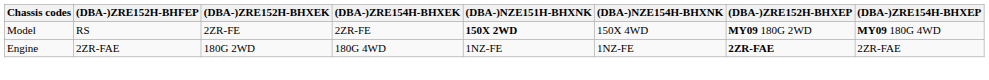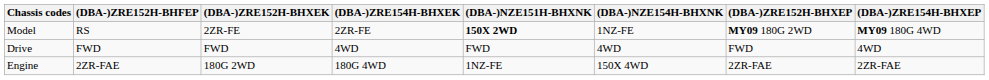(623, 30) 150X 4WD -> (615, 30) 1NZ-FE
+ row: (19, 48)
(615, 48) 1NZ-FE -> (623, 65) 150X 4WD
(751, 48) bold -> (750, 65) normal
